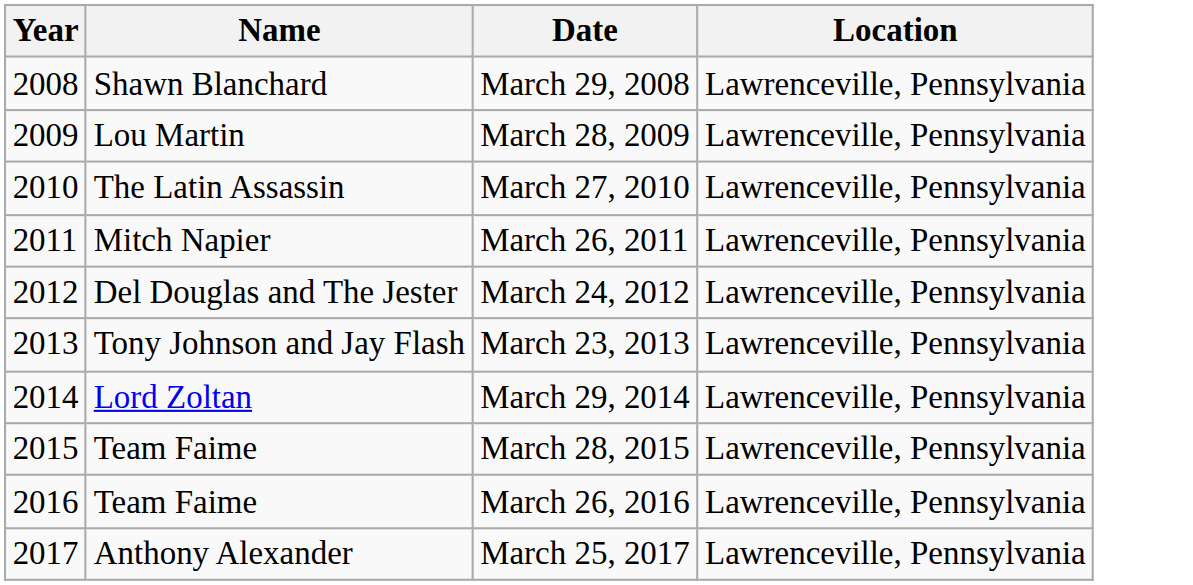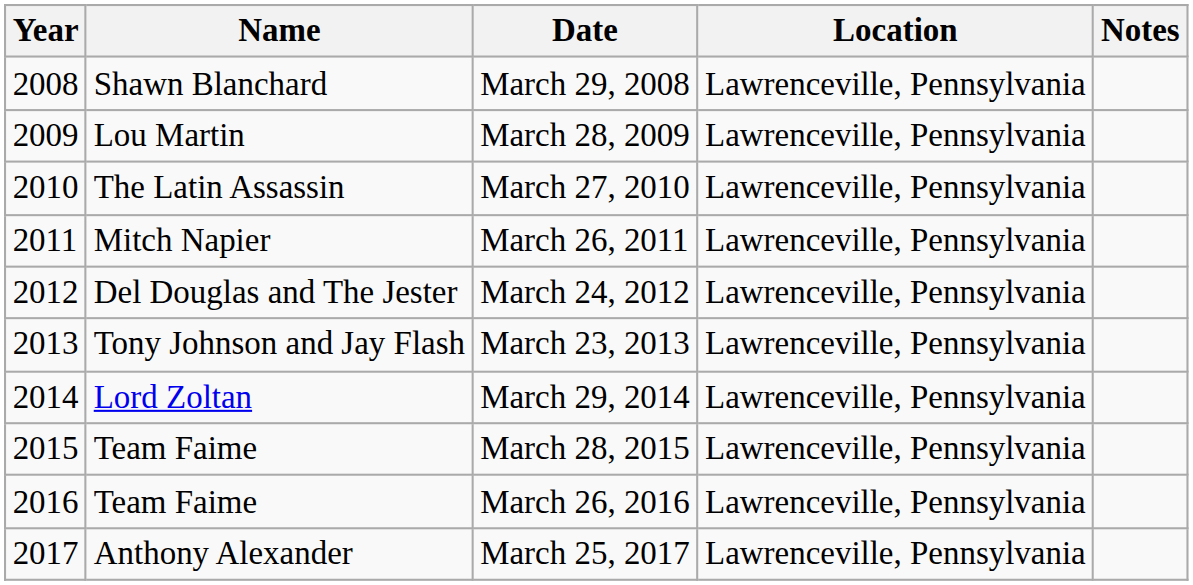+ column: (1140, 30)
